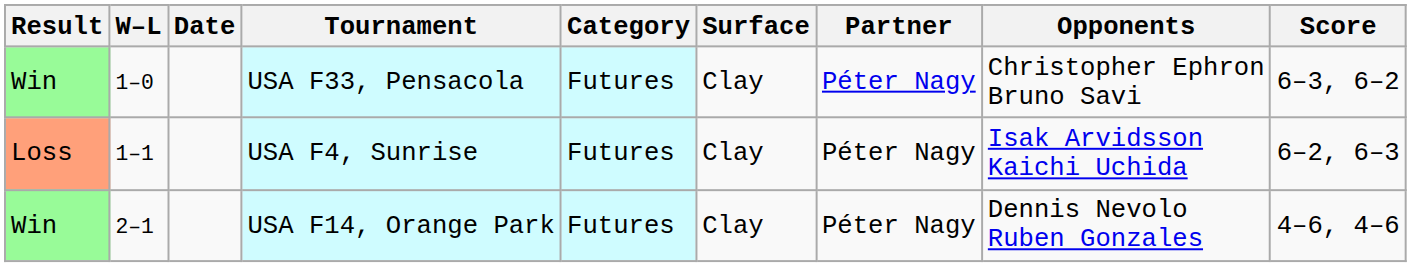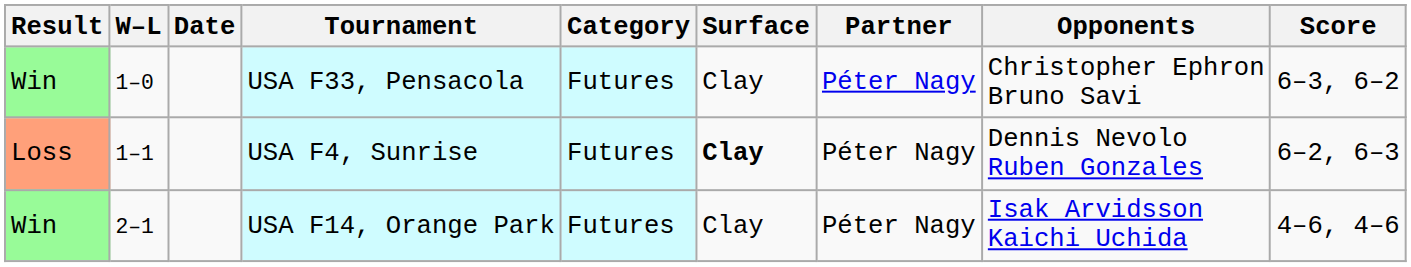(733, 154) normal -> (733, 154) bold
(1095, 154) Isak Arvidsson Kaichi Uchida -> (1095, 154) Dennis Nevolo Ruben Gonzales
(1095, 225) Dennis Nevolo Ruben Gonzales -> (1095, 225) Isak Arvidsson Kaichi Uchida
